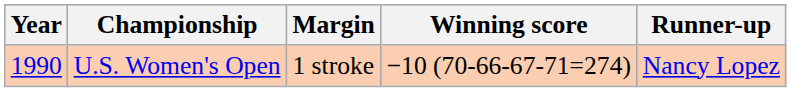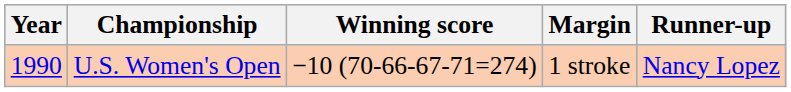columns swapped: (509, 24) <-> (334, 24)
